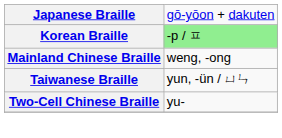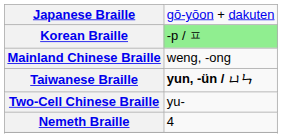(209, 79) normal -> (210, 79) bold
+ row: (84, 122)
